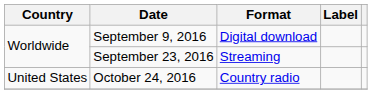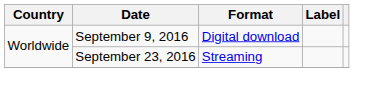- row: (145, 78)
